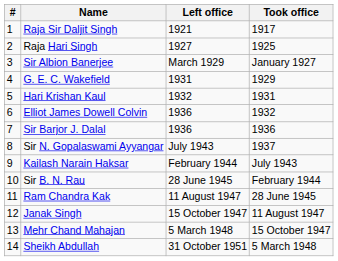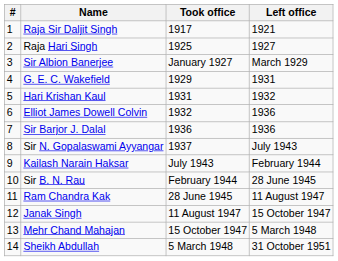columns swapped: (291, 12) <-> (208, 12)
